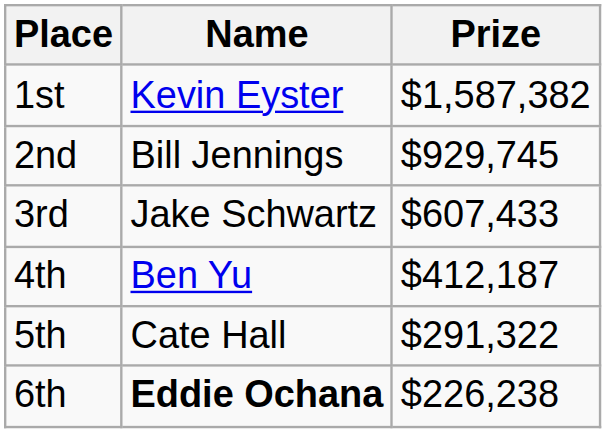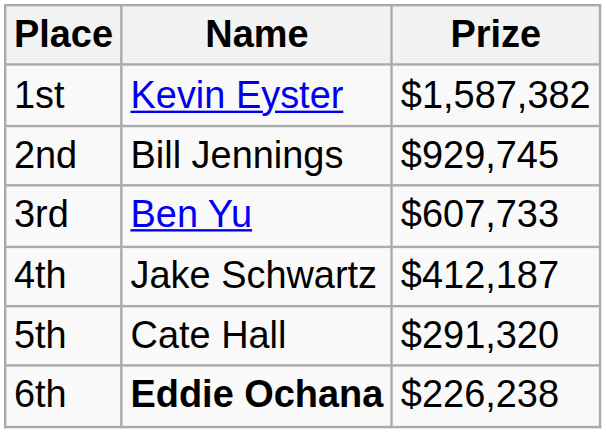(254, 214) Jake Schwartz -> (191, 214) Ben Yu
(480, 214) $607,433 -> (480, 214) $607,733
(191, 275) Ben Yu -> (254, 275) Jake Schwartz
(480, 335) $291,322 -> (480, 335) $291,320
